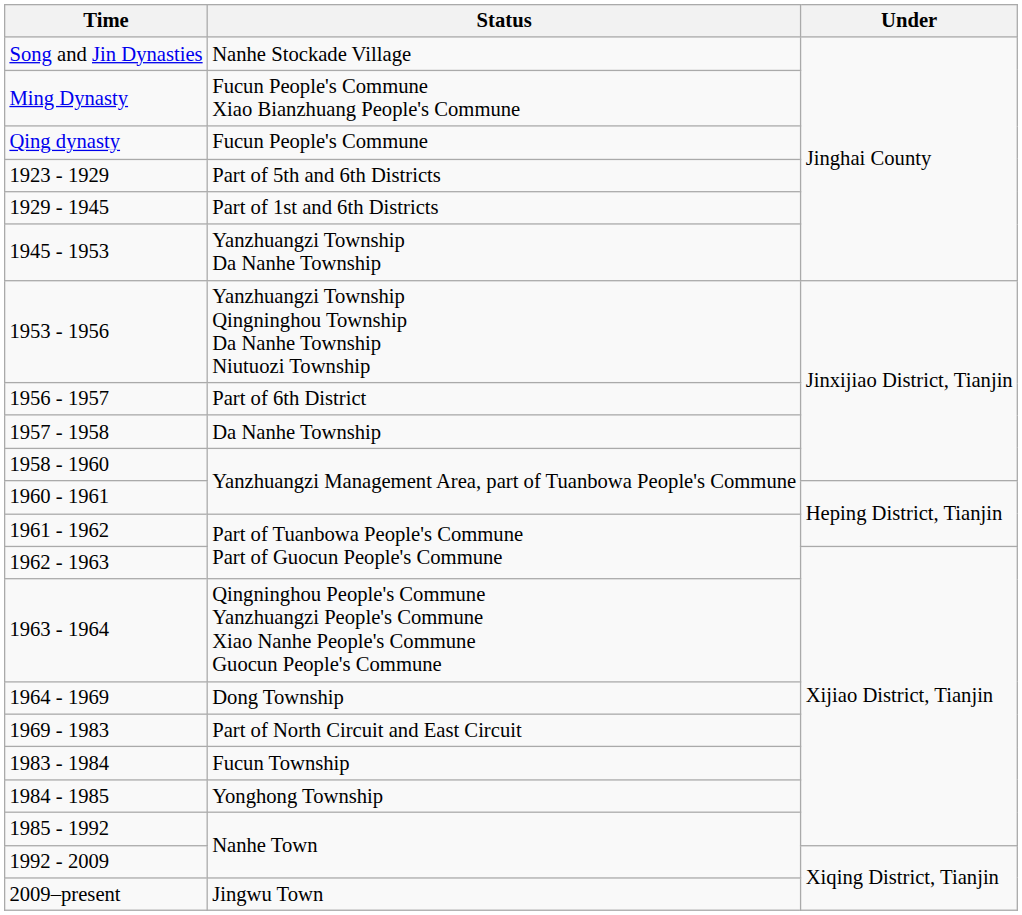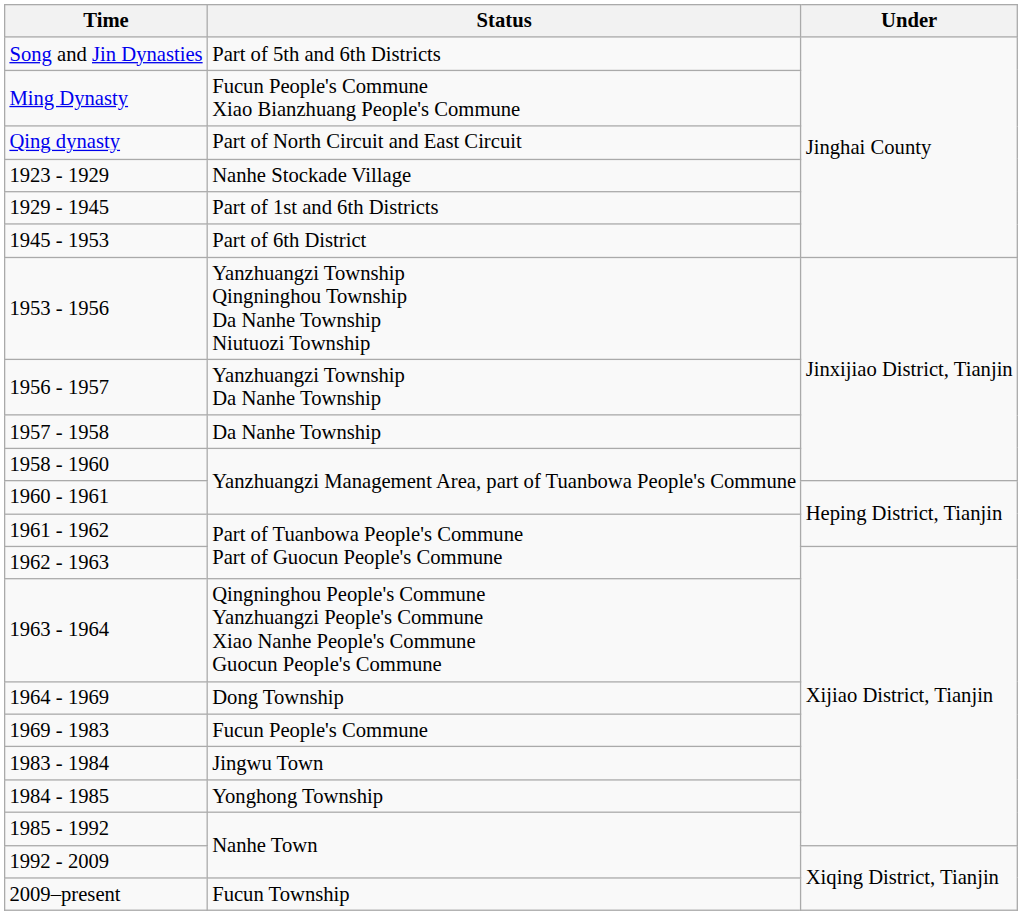(312, 53) Nanhe Stockade Village -> (327, 53) Part of 5th and 6th Districts
(320, 142) Fucun People's Commune -> (367, 142) Part of North Circuit and East Circuit
(327, 175) Part of 5th and 6th Districts -> (312, 175) Nanhe Stockade Village
(309, 252) Yanzhuangzi Township Da Nanhe Township -> (289, 240) Part of 6th District
(289, 398) Part of 6th District -> (309, 387) Yanzhuangzi Township Da Nanhe Township
(367, 730) Part of North Circuit and East Circuit -> (320, 730) Fucun People's Commune
(281, 763) Fucun Township -> (268, 763) Jingwu Town
(268, 894) Jingwu Town -> (281, 894) Fucun Township
